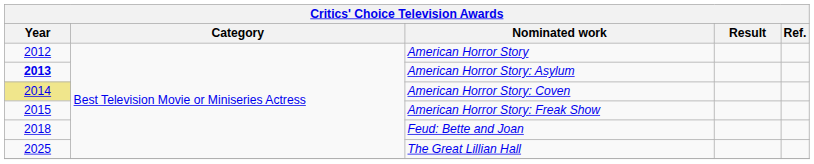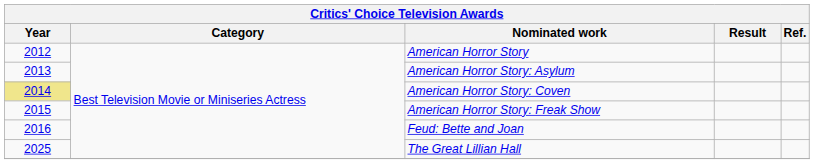(38, 71) bold -> (38, 71) normal
(38, 129) 2018 -> (38, 129) 2016
